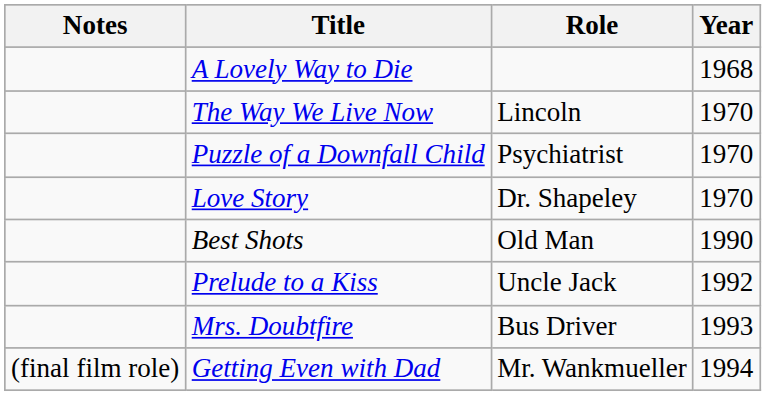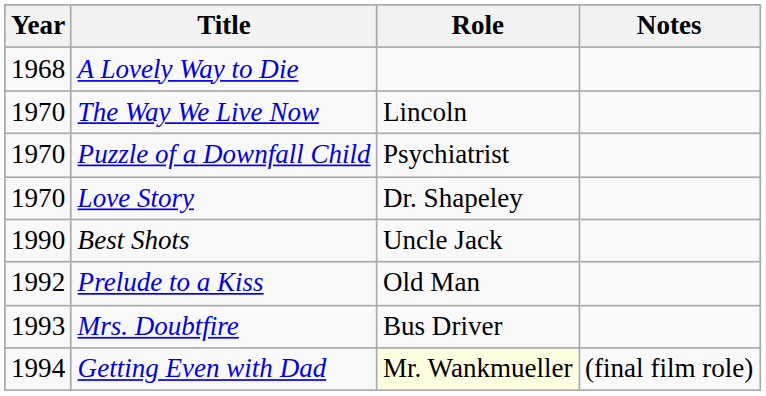columns swapped: (726, 25) <-> (95, 25)
(546, 240) Old Man -> (443, 240) Uncle Jack
(557, 283) Uncle Jack -> (431, 283) Old Man
(592, 369) no background -> (478, 369) lightyellow background
